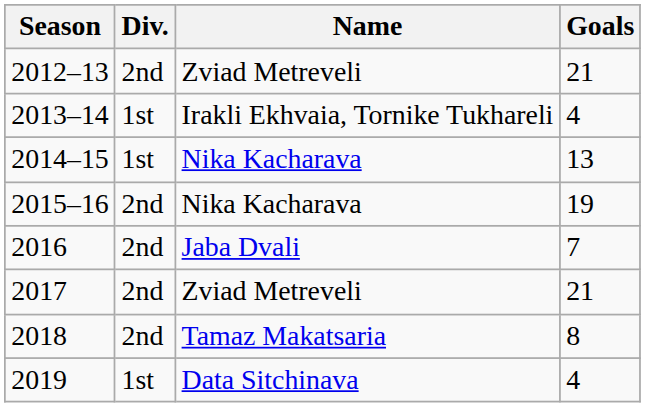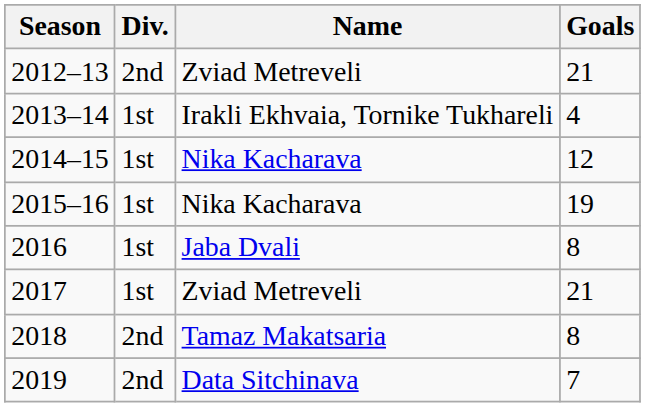(580, 159) 13 -> (580, 159) 12
(142, 203) 2nd -> (138, 203) 1st
(142, 247) 2nd -> (138, 247) 1st
(573, 247) 7 -> (573, 247) 8
(142, 291) 2nd -> (138, 291) 1st
(138, 379) 1st -> (142, 379) 2nd
(573, 379) 4 -> (573, 379) 7
